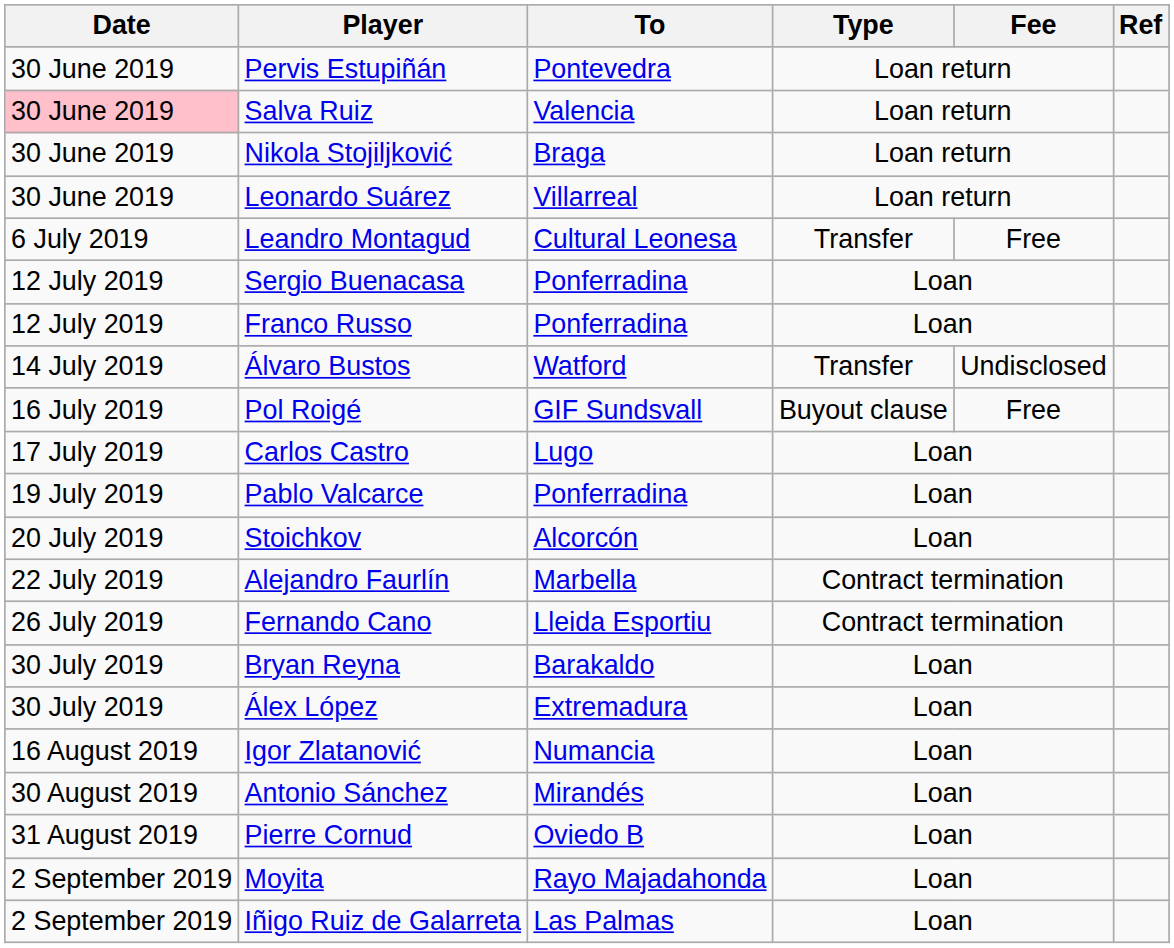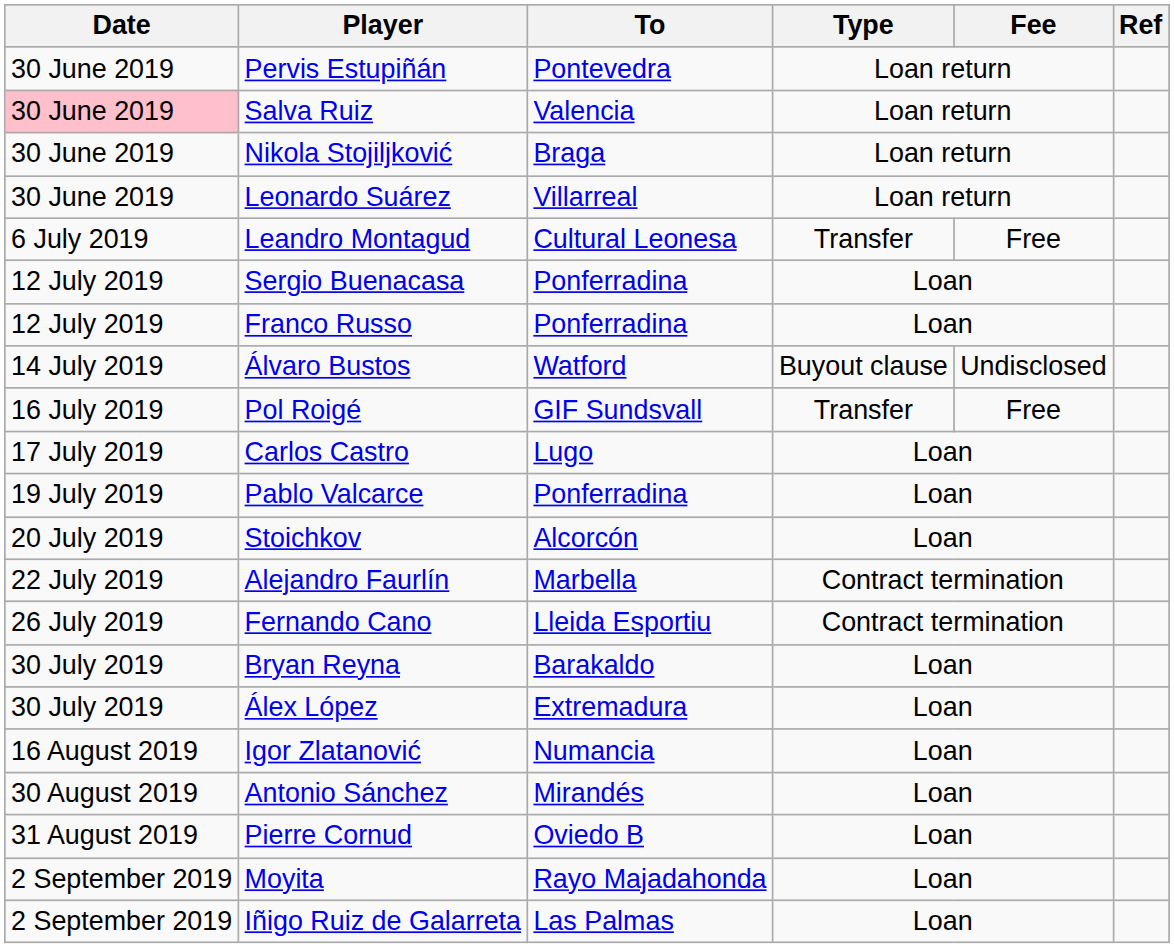(863, 366) Transfer -> (863, 366) Buyout clause
(863, 409) Buyout clause -> (863, 409) Transfer
